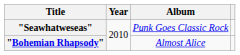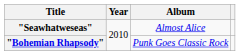(181, 27) Punk Goes Classic Rock -> (181, 27) Almost Alice
(181, 43) Almost Alice -> (181, 43) Punk Goes Classic Rock
